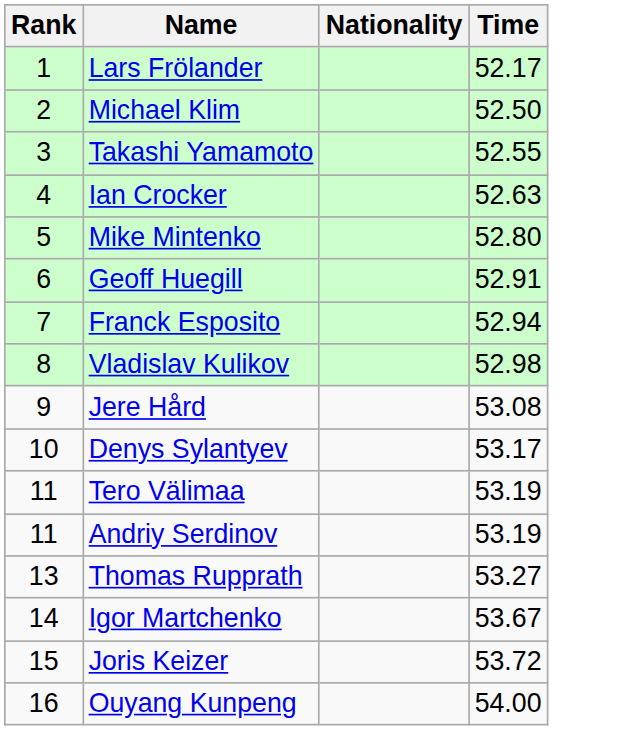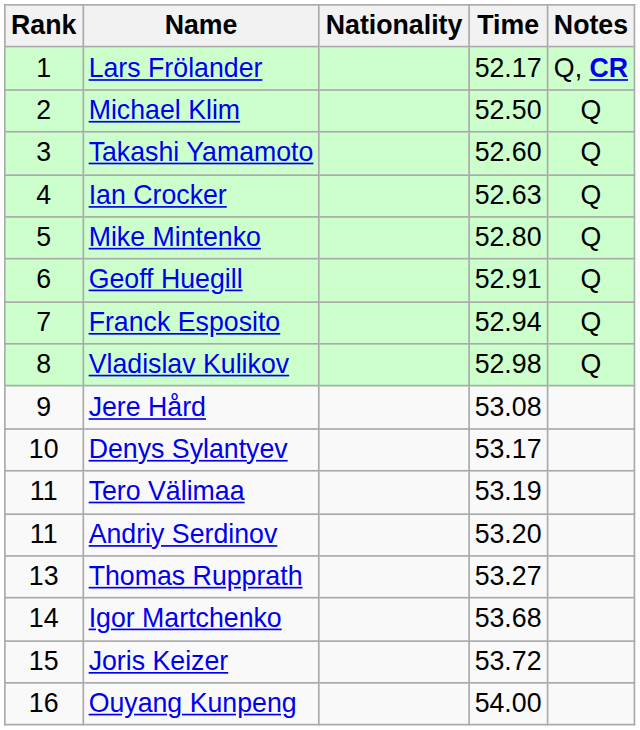+ column: (591, 25)
(508, 152) 52.55 -> (508, 152) 52.60
(508, 534) 53.19 -> (508, 534) 53.20
(508, 618) 53.67 -> (508, 618) 53.68
